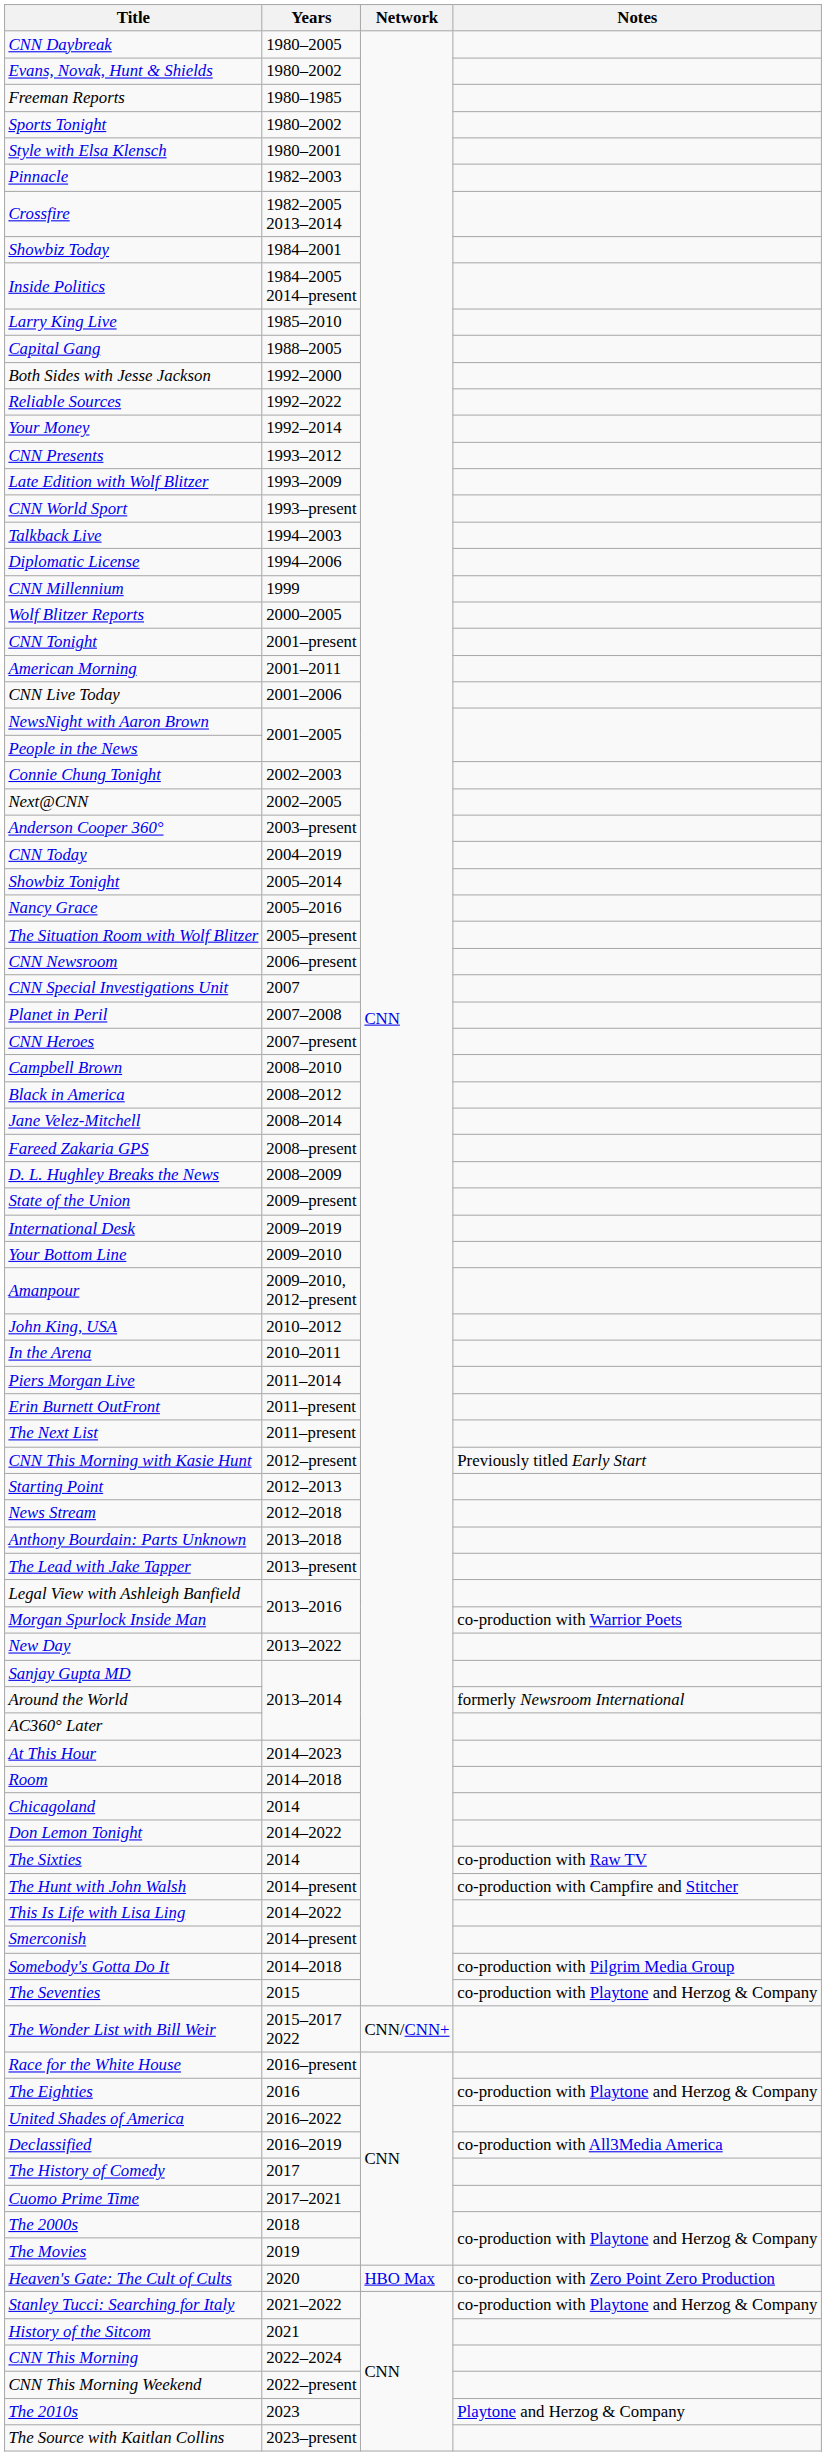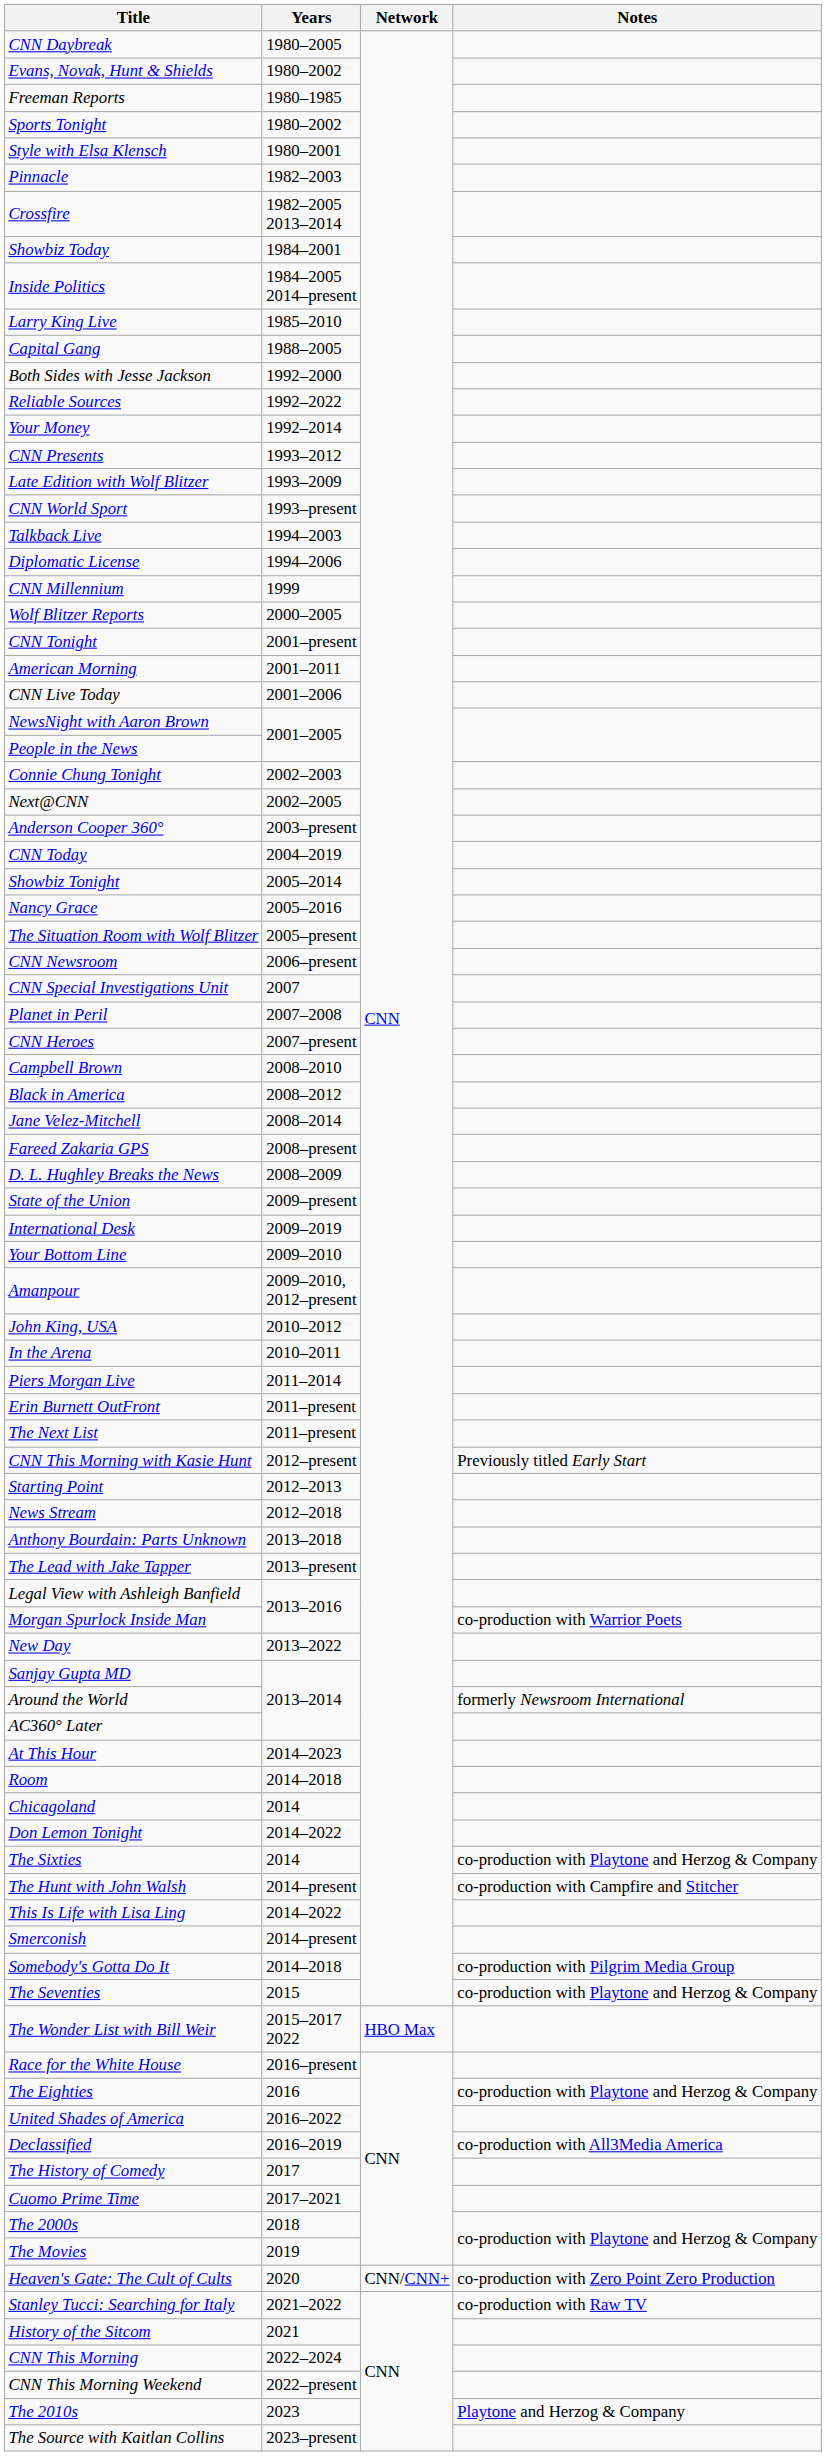(552, 1859) co-production with Raw TV -> (637, 1859) co-production with Playtone and Herzog & Company
(407, 2028) CNN/CNN+ -> (400, 2028) HBO Max
(400, 2278) HBO Max -> (407, 2278) CNN/CNN+
(637, 2304) co-production with Playtone and Herzog & Company -> (552, 2304) co-production with Raw TV
